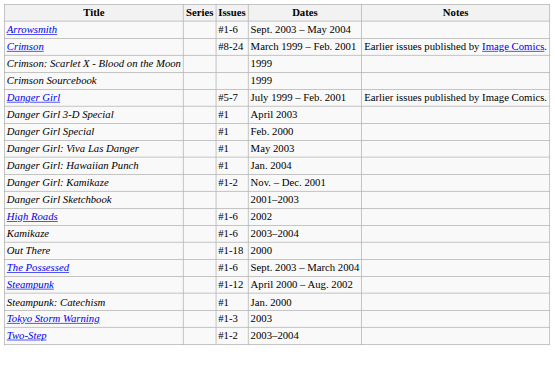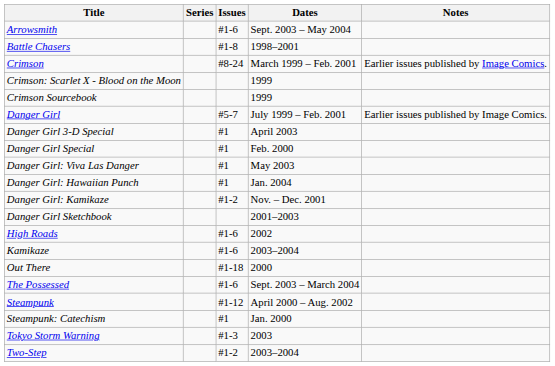+ row: (39, 47)
